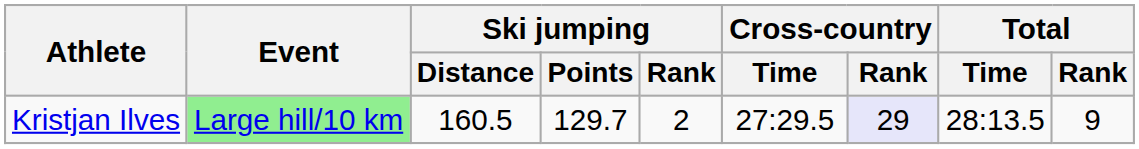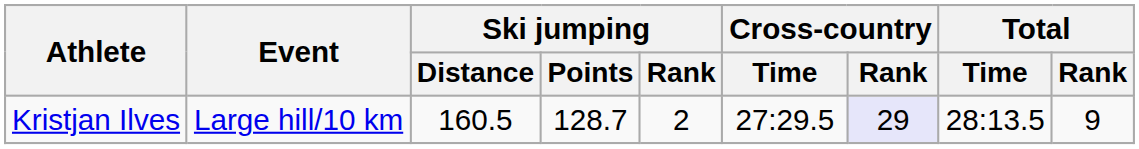(299, 120) lightgreen background -> (299, 120) no background
(590, 120) 129.7 -> (590, 120) 128.7
